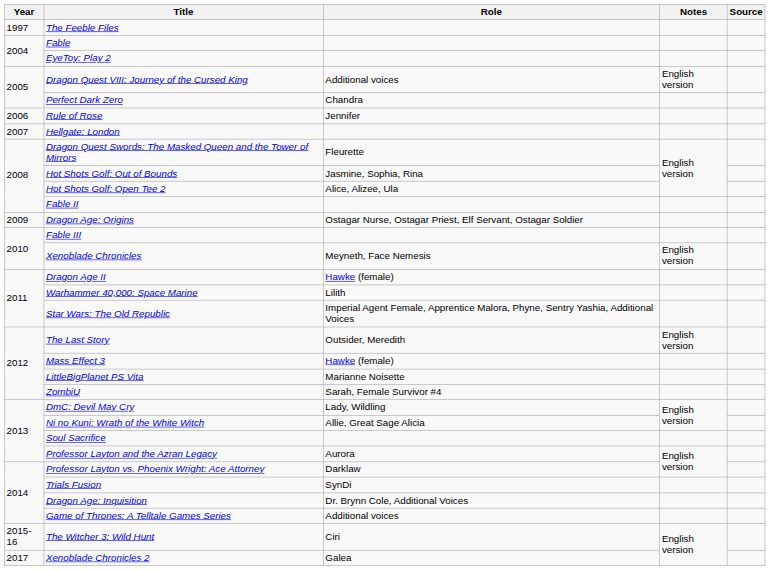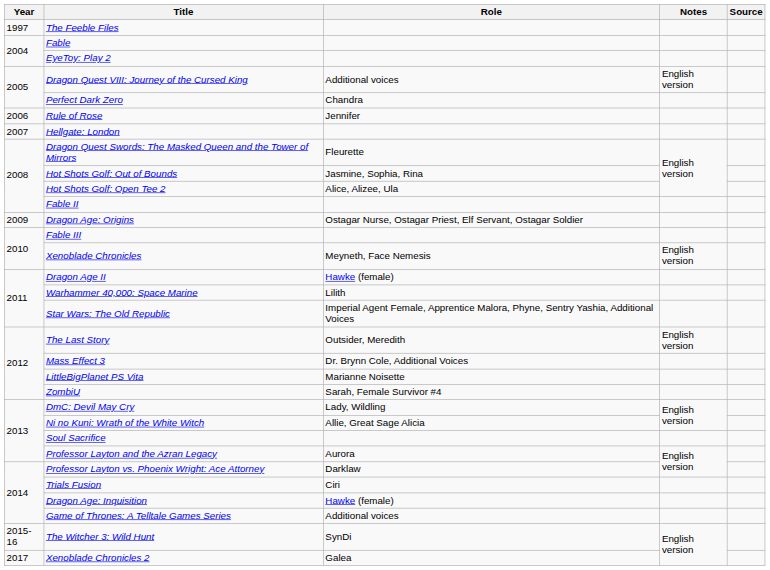(360, 361) Hawke (female) -> (397, 361) Dr. Brynn Cole, Additional Voices
(338, 485) SynDi -> (333, 485) Ciri
(397, 500) Dr. Brynn Cole, Additional Voices -> (360, 500) Hawke (female)
(333, 536) Ciri -> (338, 536) SynDi
